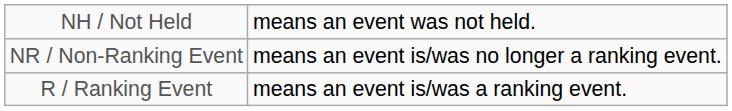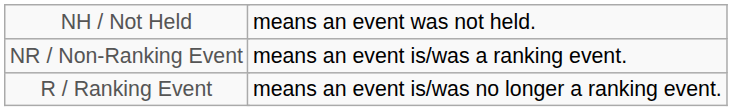(487, 56) means an event is/was no longer a ranking event. -> (440, 56) means an event is/was a ranking event.
(440, 89) means an event is/was a ranking event. -> (487, 89) means an event is/was no longer a ranking event.
